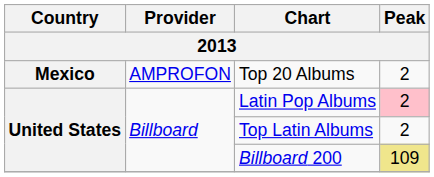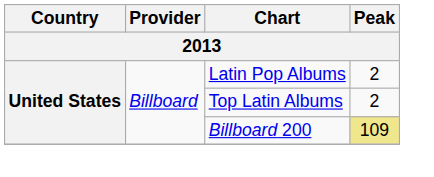- row: (297, 74)
(405, 102) pink background -> (374, 74) no background
